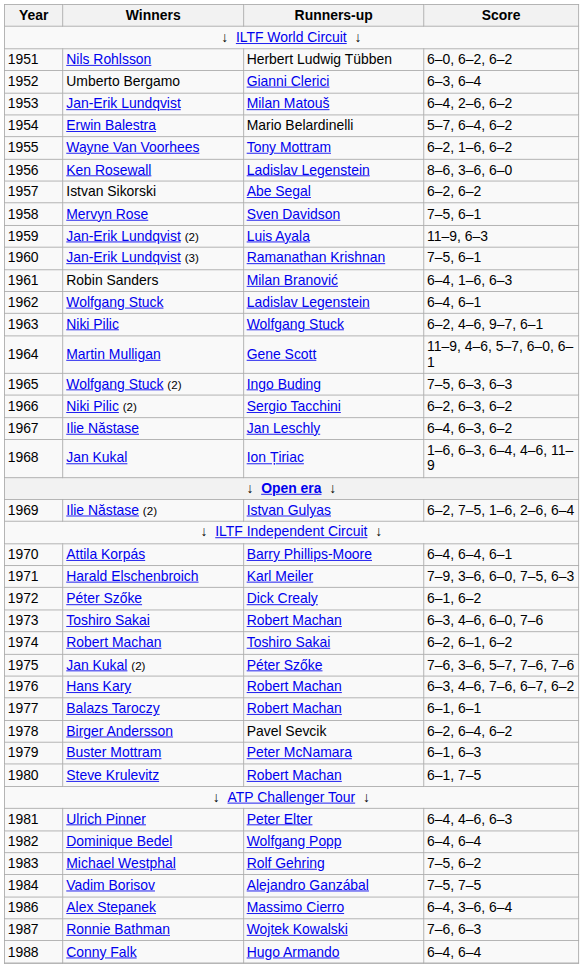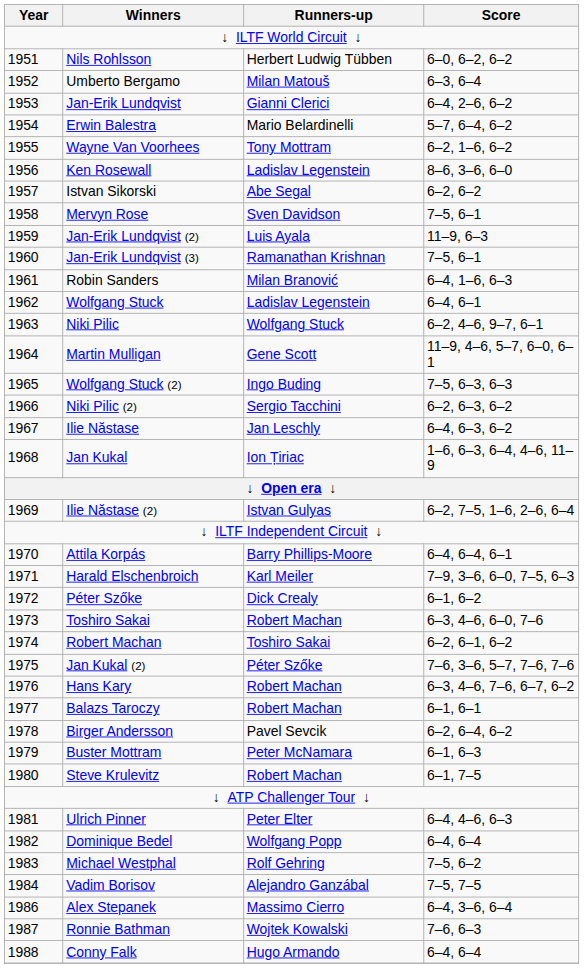(288, 81) Gianni Clerici -> (288, 81) Milan Matouš
(288, 103) Milan Matouš -> (288, 103) Gianni Clerici
